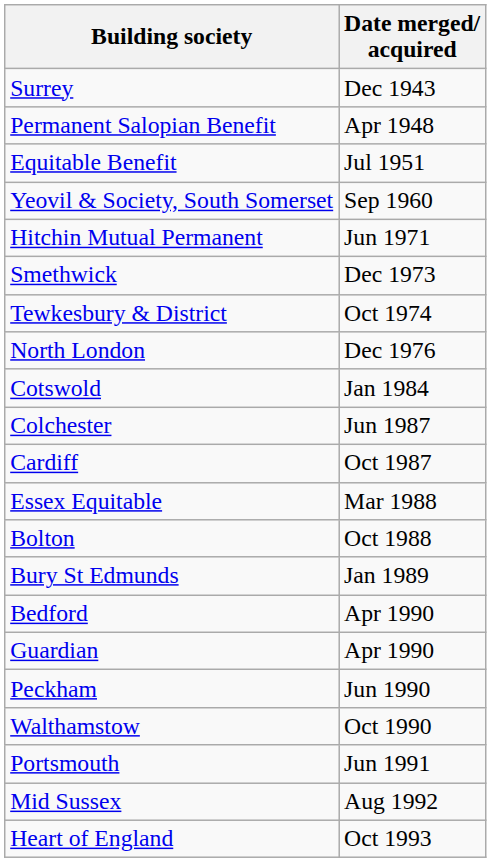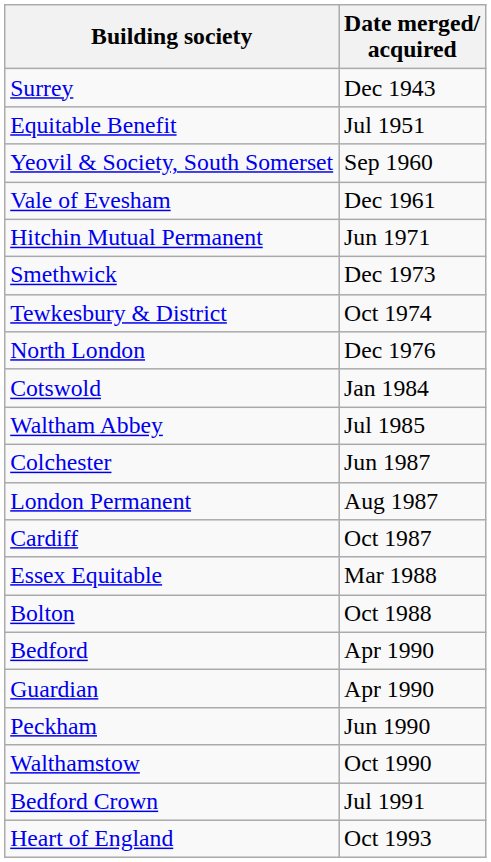- row: (143, 125)
+ row: (90, 200)
+ row: (87, 425)
+ row: (101, 500)
- row: (94, 575)
- row: (65, 763)
+ row: (84, 801)
- row: (66, 801)
